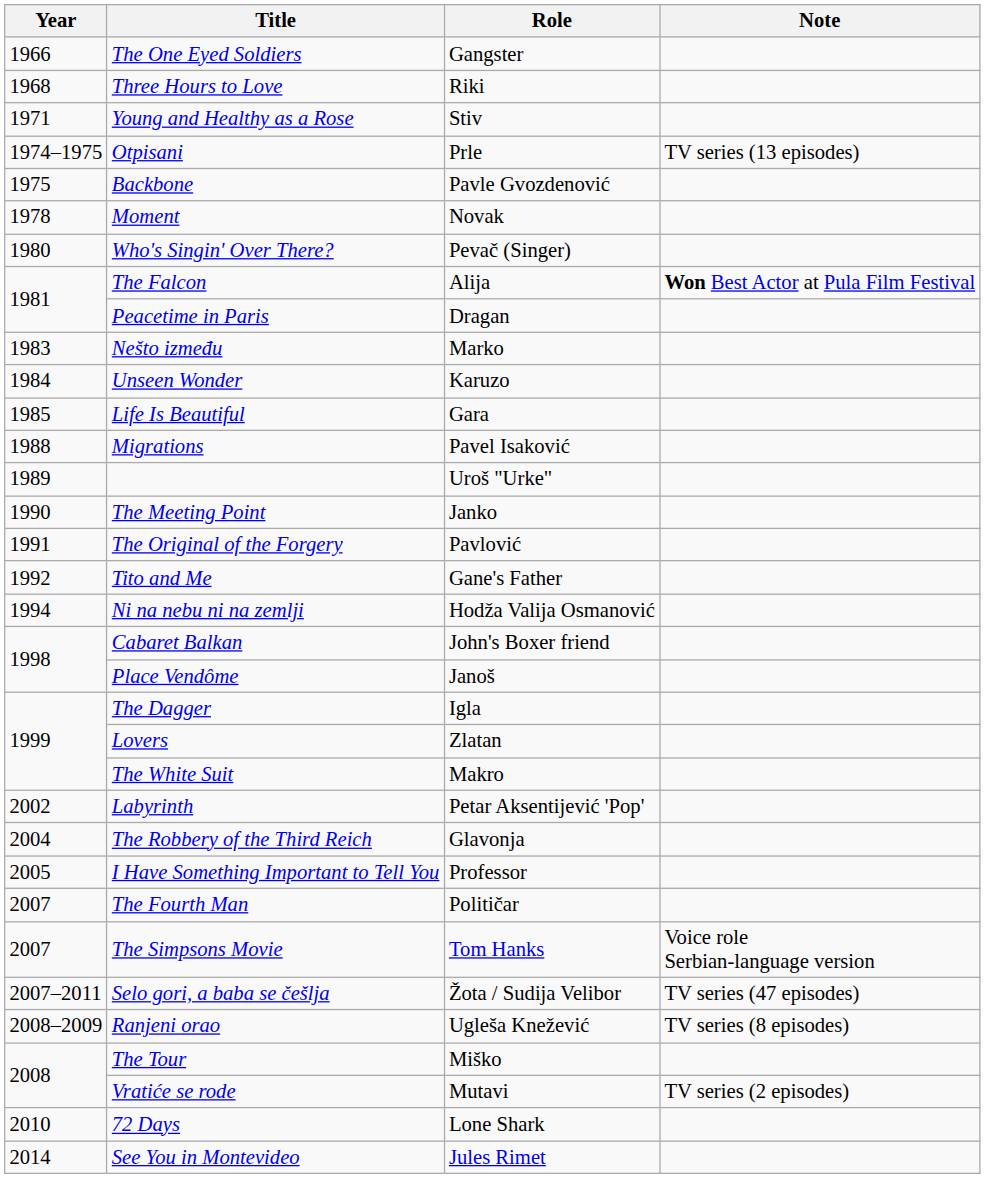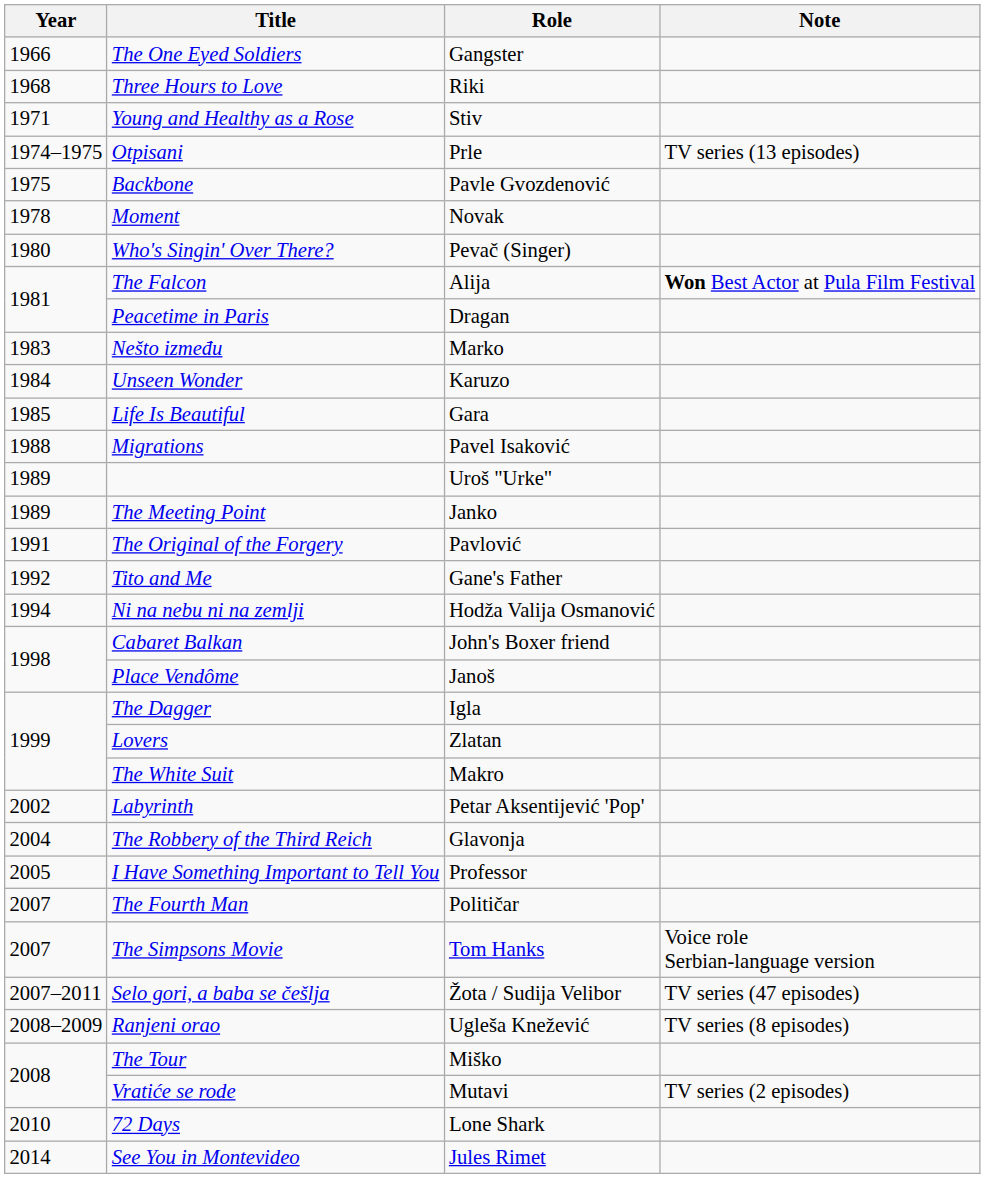(30, 511) 1990 -> (30, 511) 1989
